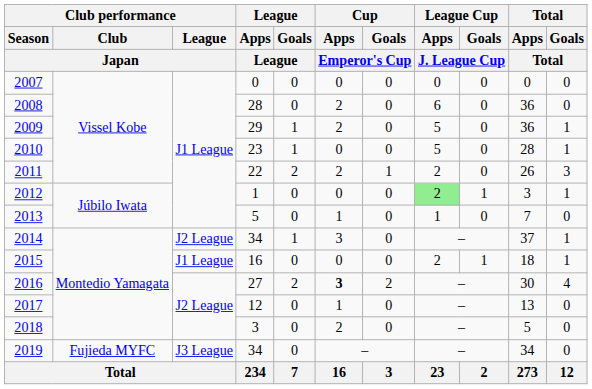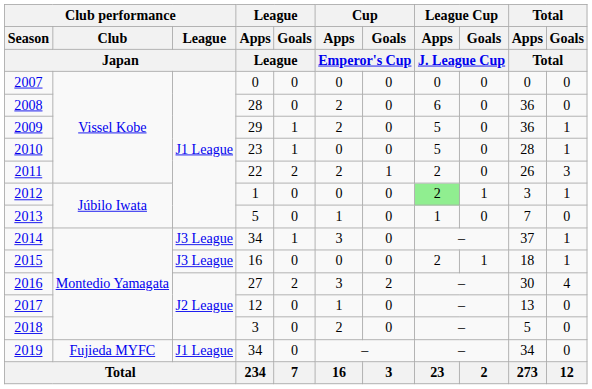(204, 238) J2 League -> (204, 238) J3 League
(204, 261) J1 League -> (204, 261) J3 League
(339, 283) bold -> (339, 283) normal
(204, 350) J3 League -> (204, 350) J1 League
